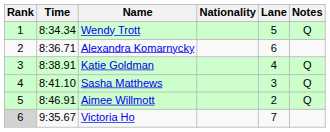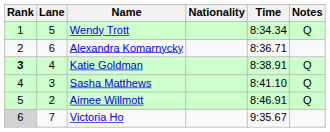columns swapped: (274, 13) <-> (57, 13)
(20, 65) normal -> (20, 65) bold
